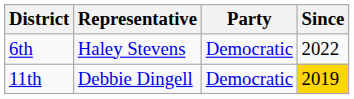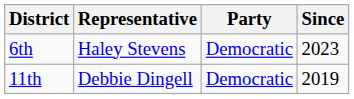(320, 49) 2022 -> (320, 49) 2023
(320, 78) gold background -> (320, 78) no background
